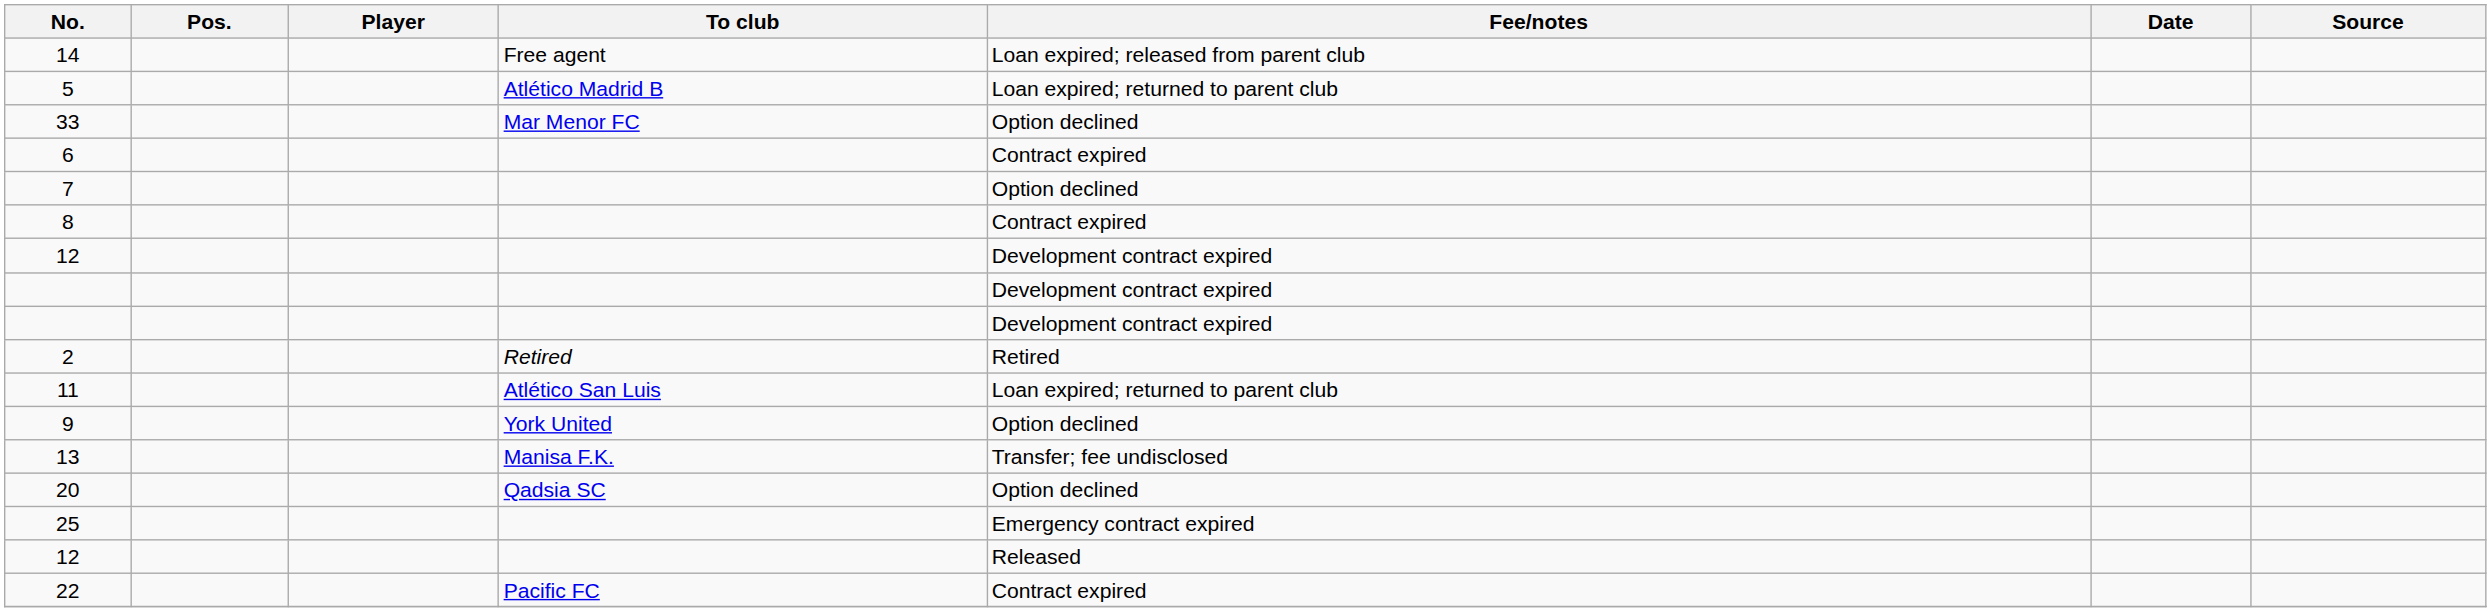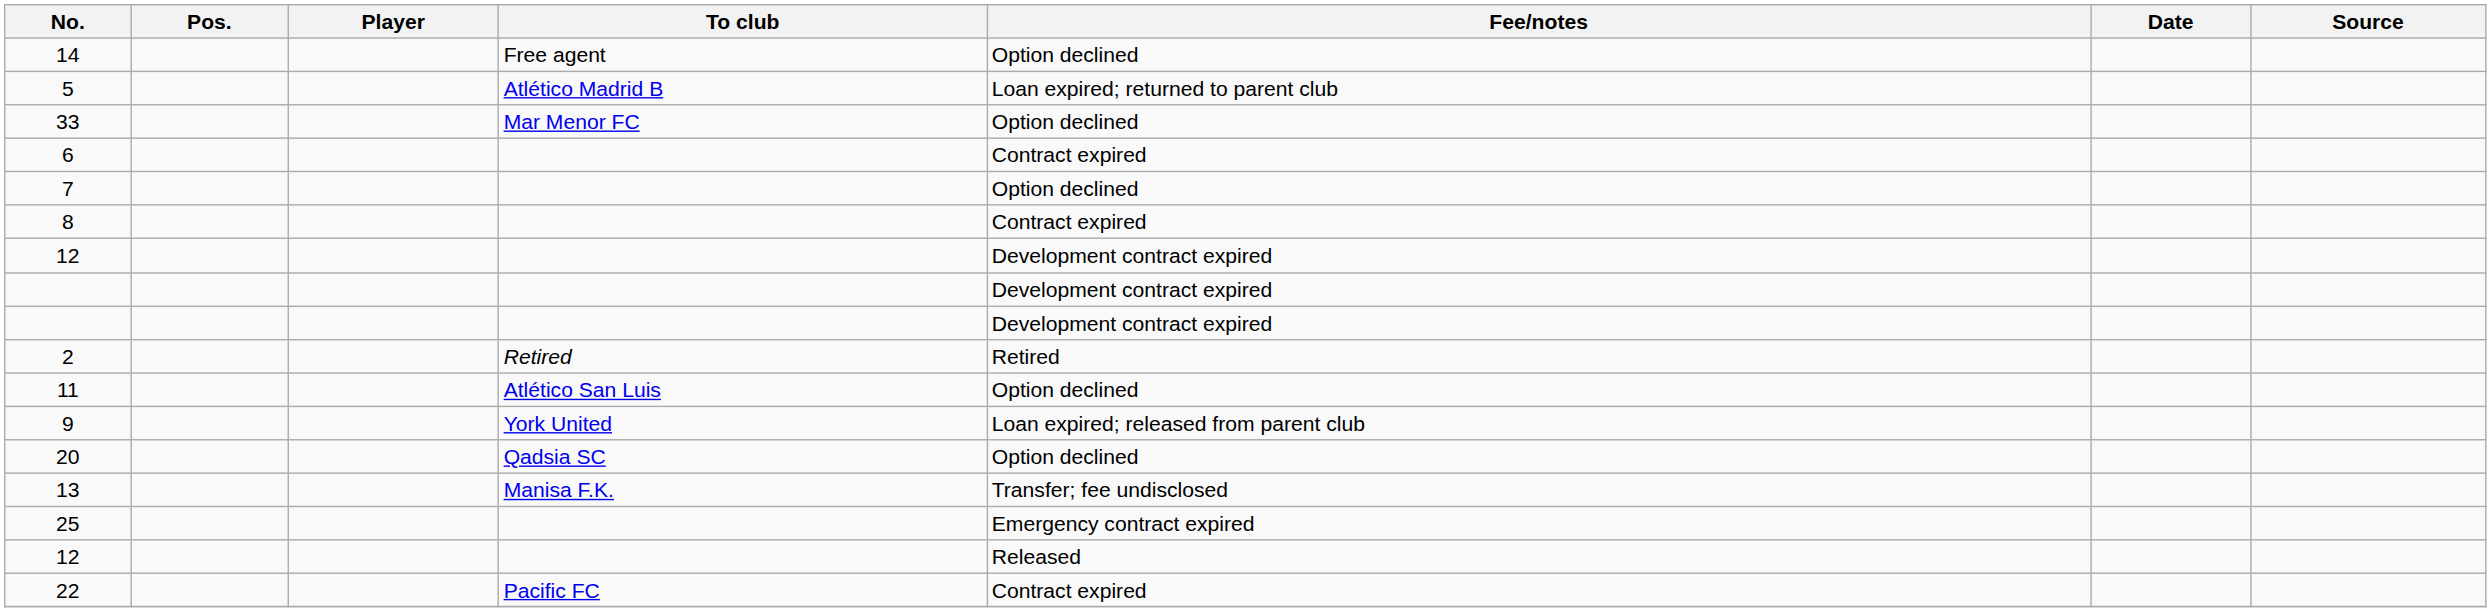(1178, 55) Loan expired; released from parent club -> (1065, 55) Option declined
(1165, 390) Loan expired; returned to parent club -> (1065, 390) Option declined
(1065, 423) Option declined -> (1178, 423) Loan expired; released from parent club
rows swapped: (68, 490) <-> (68, 456)
